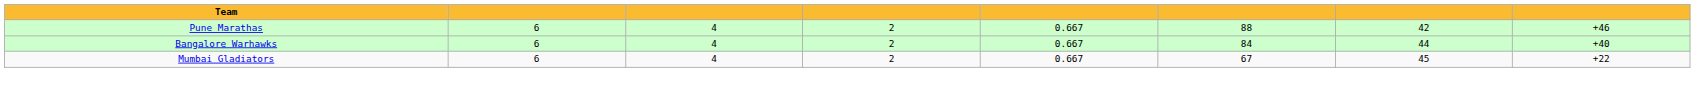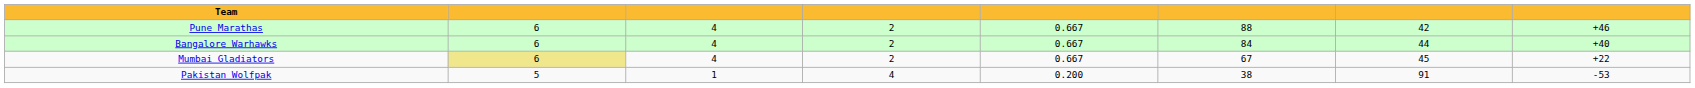(537, 59) no background -> (537, 59) khaki background
+ row: (226, 75)
